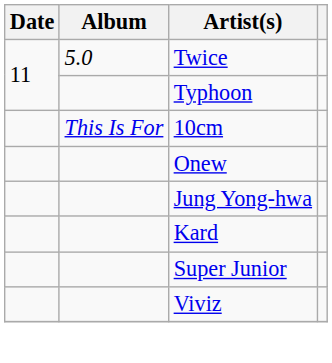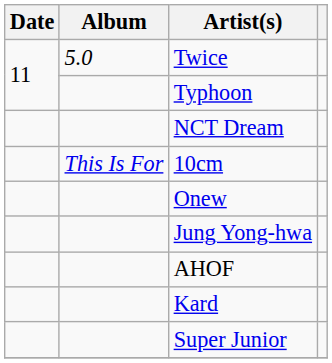+ row: (229, 127)
+ row: (204, 269)
- row: (198, 304)
